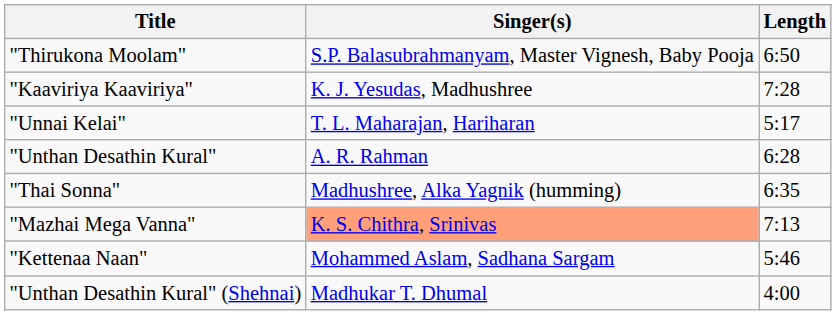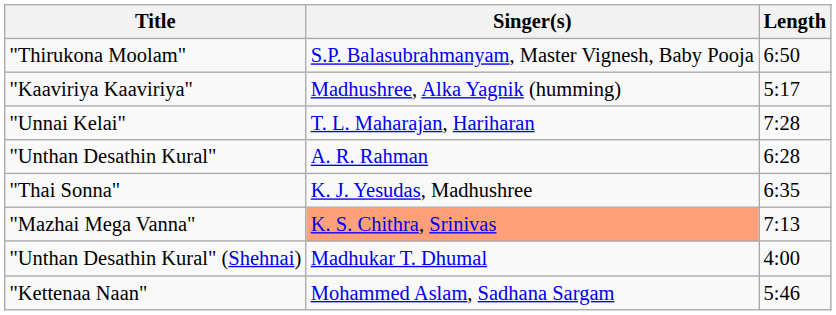(422, 89) K. J. Yesudas, Madhushree -> (466, 89) Madhushree, Alka Yagnik (humming)
(782, 89) 7:28 -> (782, 89) 5:17
(782, 123) 5:17 -> (782, 123) 7:28
(466, 190) Madhushree, Alka Yagnik (humming) -> (422, 190) K. J. Yesudas, Madhushree
rows swapped: (78, 258) <-> (155, 292)
